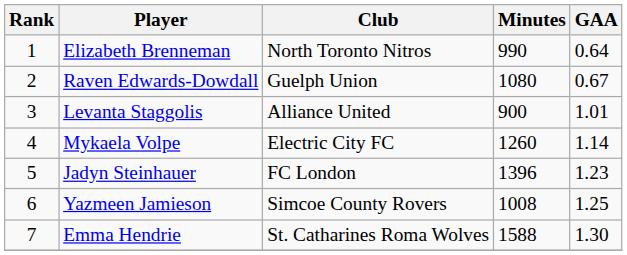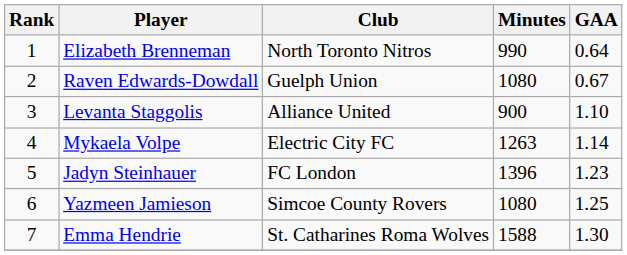(592, 111) 1.01 -> (592, 111) 1.10
(517, 142) 1260 -> (517, 142) 1263
(517, 204) 1008 -> (517, 204) 1080
